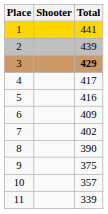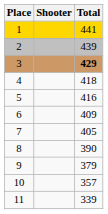(89, 81) 417 -> (89, 81) 418
(89, 132) 402 -> (89, 132) 405
(89, 166) 375 -> (89, 166) 379
